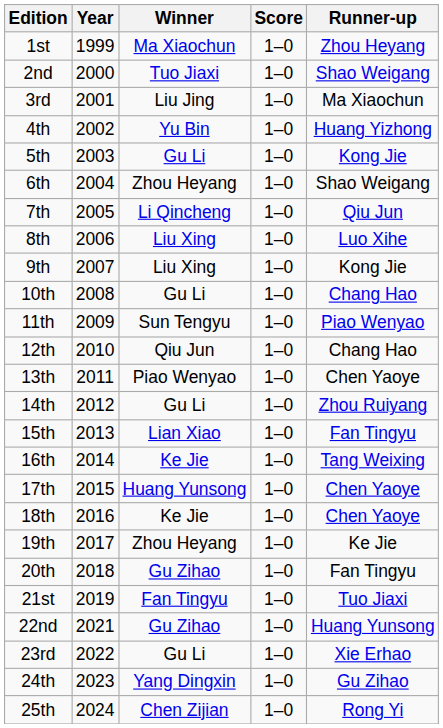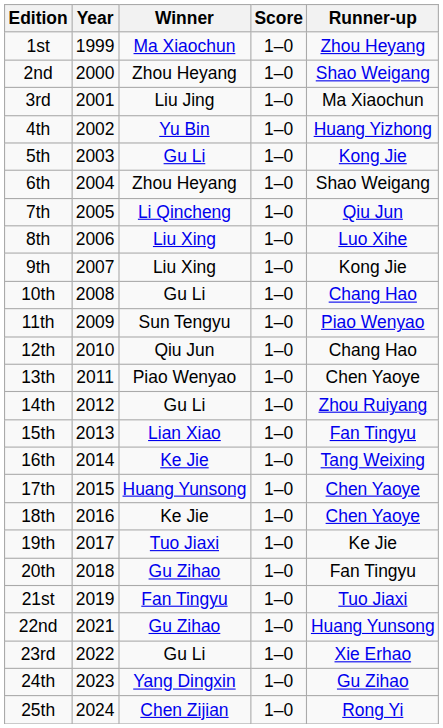(184, 73) Tuo Jiaxi -> (184, 73) Zhou Heyang
(184, 543) Zhou Heyang -> (184, 543) Tuo Jiaxi
